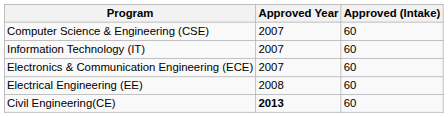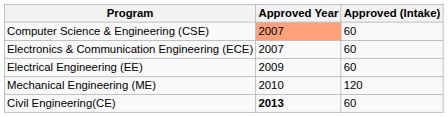(271, 31) no background -> (271, 31) lightsalmon background
- row: (76, 49)
(271, 85) 2008 -> (271, 67) 2009
+ row: (81, 85)
